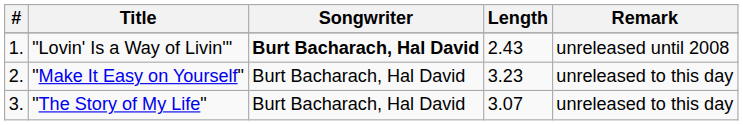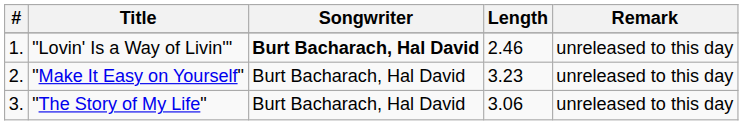(505, 47) 2.43 -> (505, 47) 2.46
(643, 47) unreleased until 2008 -> (645, 47) unreleased to this day
(505, 104) 3.07 -> (505, 104) 3.06
